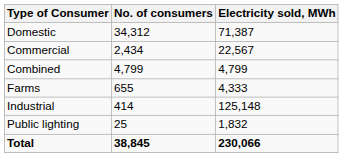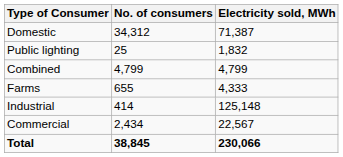rows swapped: (38, 50) <-> (43, 124)
